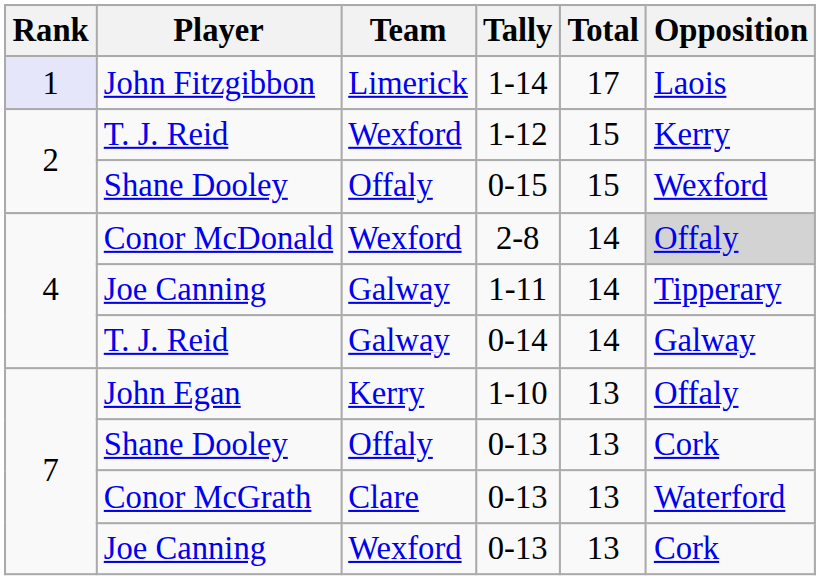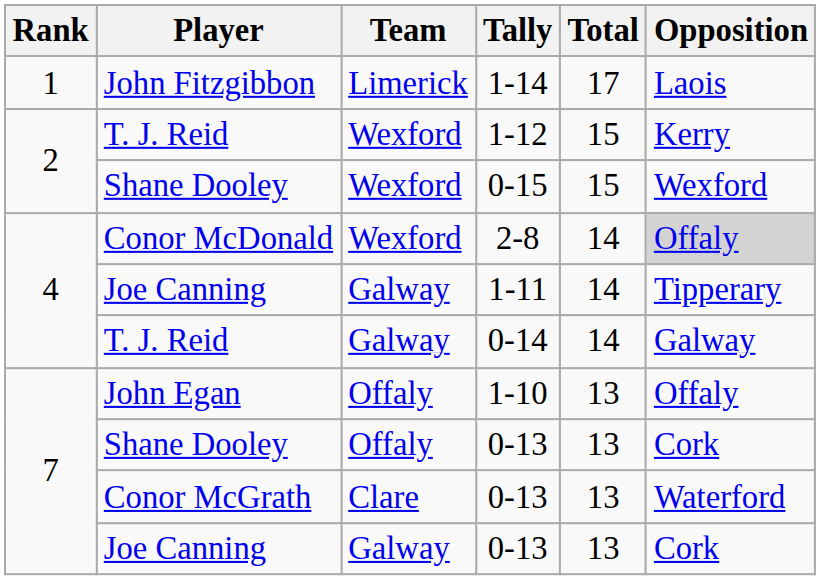(51, 82) lavender background -> (51, 82) no background
(391, 185) Offaly -> (405, 185) Wexford
(386, 392) Kerry -> (391, 392) Offaly
(405, 548) Wexford -> (399, 548) Galway
